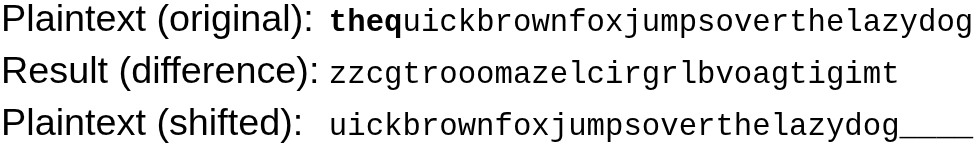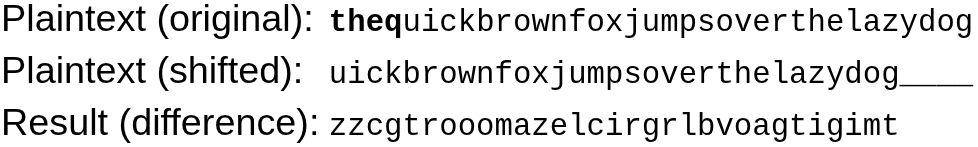rows swapped: (152, 122) <-> (160, 70)
